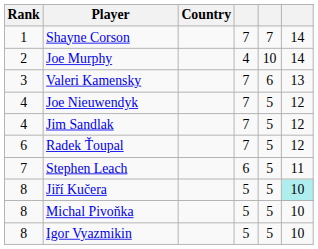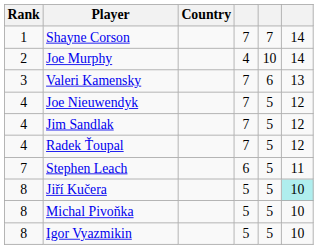(24, 146) 6 -> (24, 146) 4
